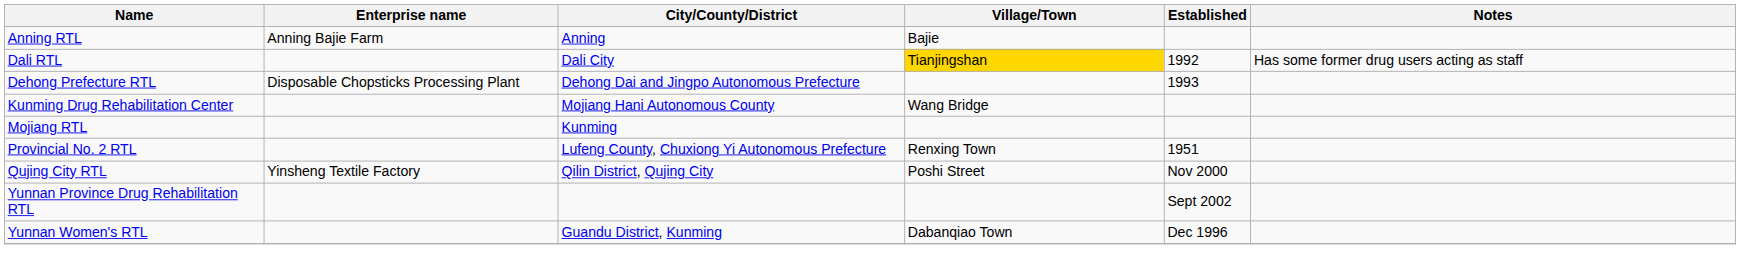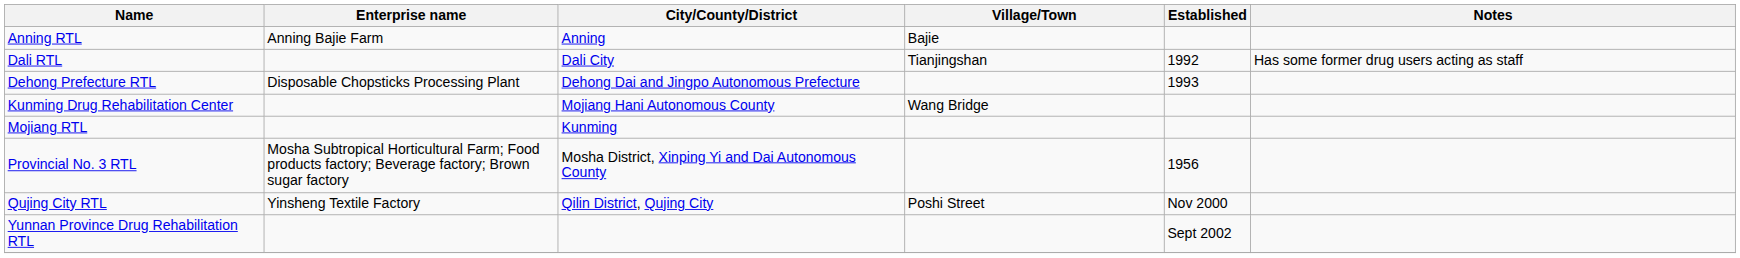(947, 60) gold background -> (947, 60) no background
- row: (72, 149)
+ row: (72, 165)
- row: (78, 232)
